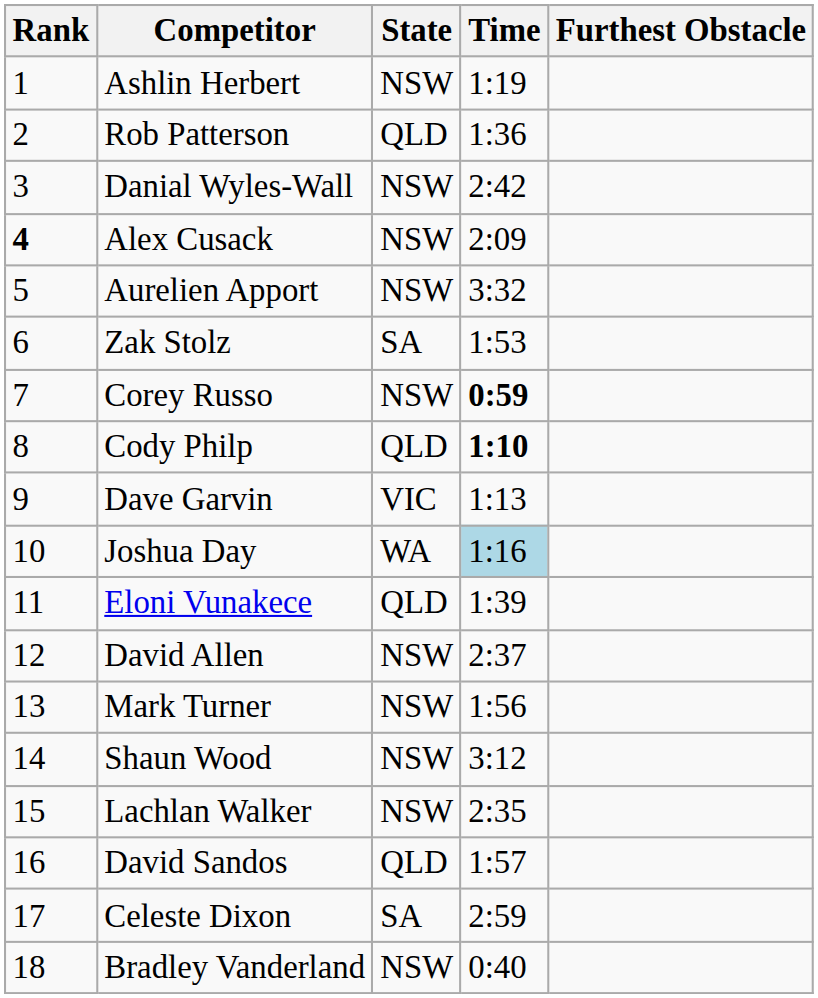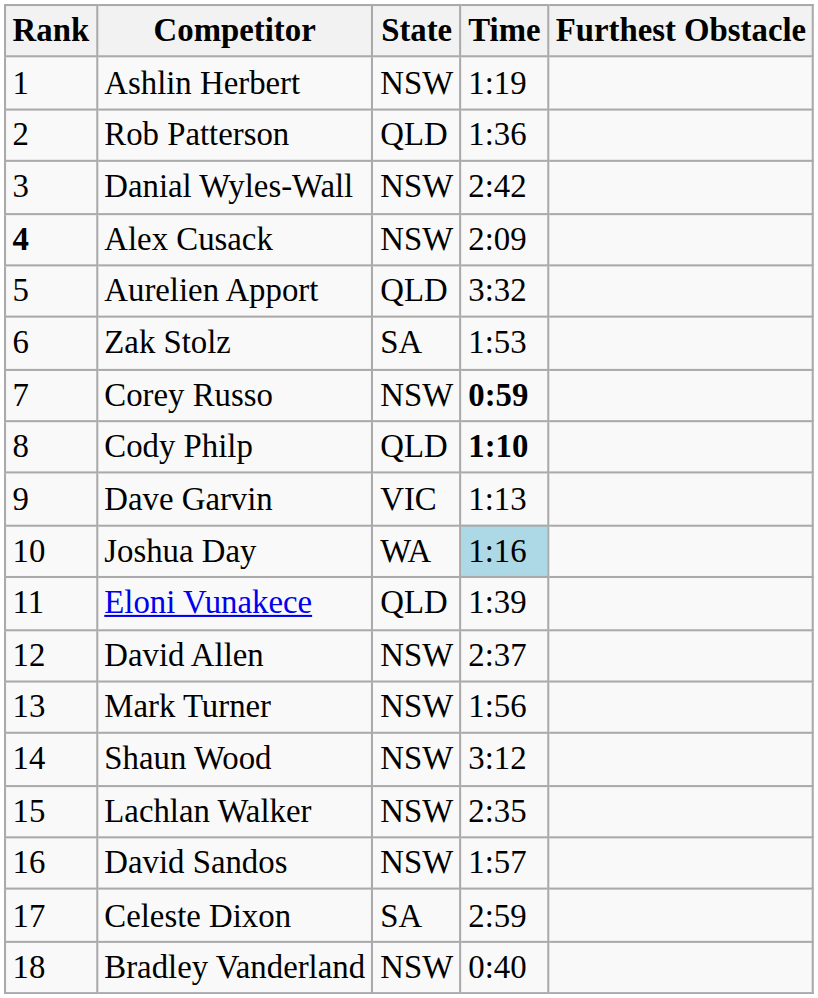(417, 290) NSW -> (414, 290) QLD
(414, 862) QLD -> (417, 862) NSW
